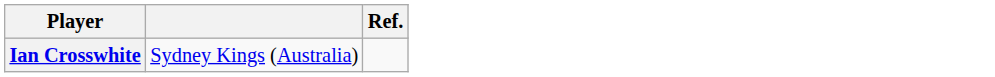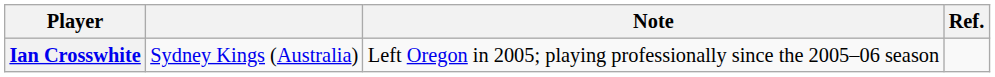+ column: (653, 21)
